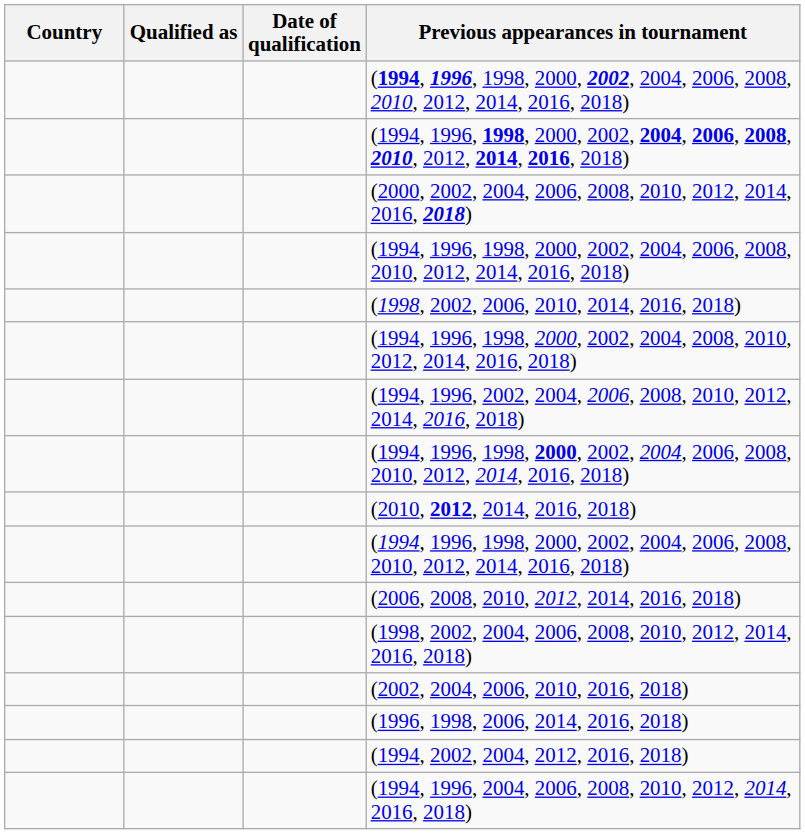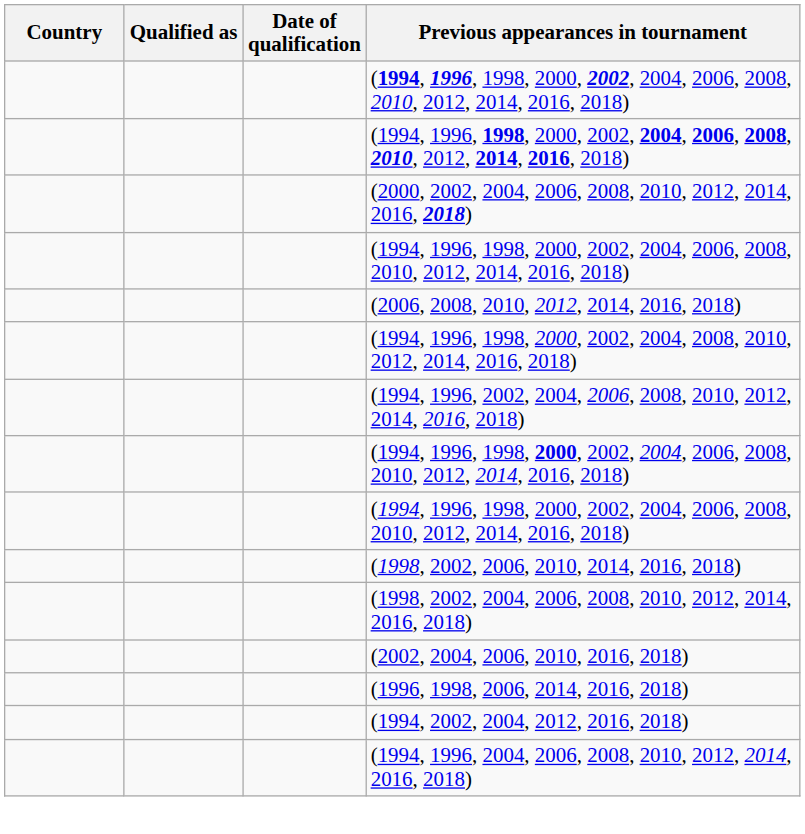rows swapped: (64, 305) <-> (64, 599)
- row: (64, 509)
